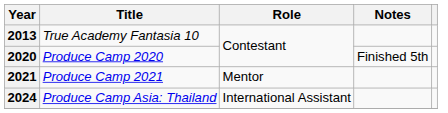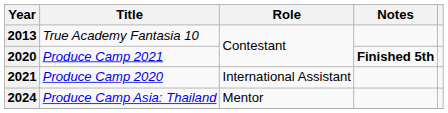(103, 56) Produce Camp 2020 -> (103, 56) Produce Camp 2021
(393, 56) normal -> (396, 56) bold
(103, 77) Produce Camp 2021 -> (103, 77) Produce Camp 2020
(243, 77) Mentor -> (287, 77) International Assistant
(287, 98) International Assistant -> (243, 98) Mentor
